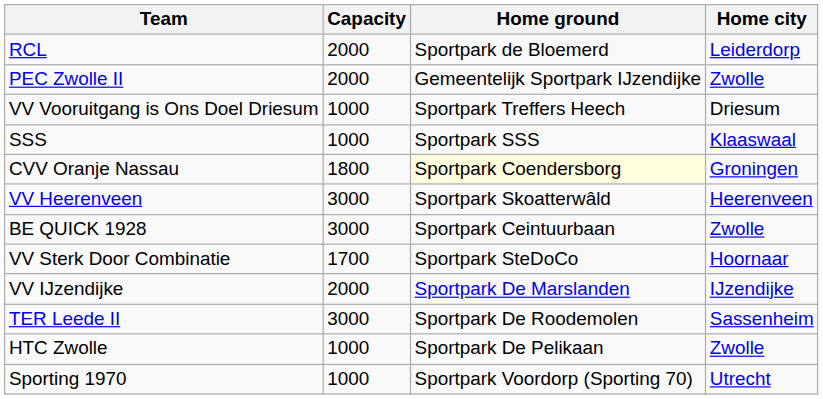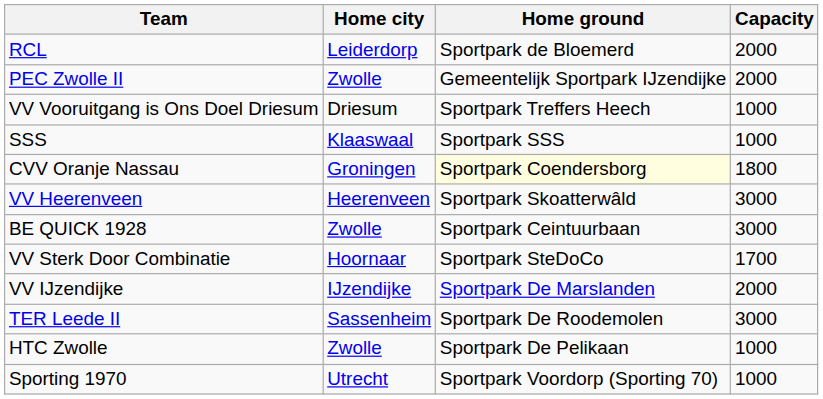columns swapped: (762, 19) <-> (367, 19)
